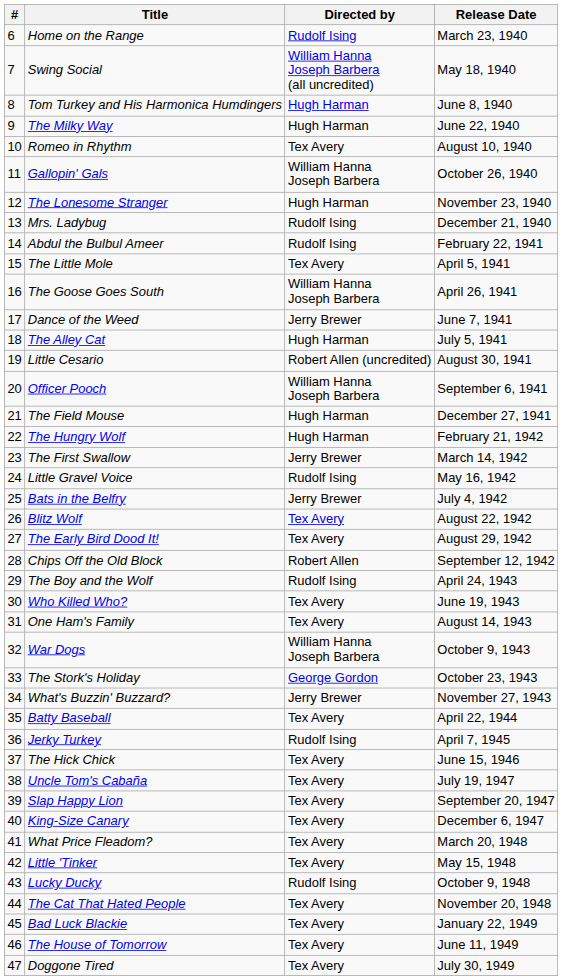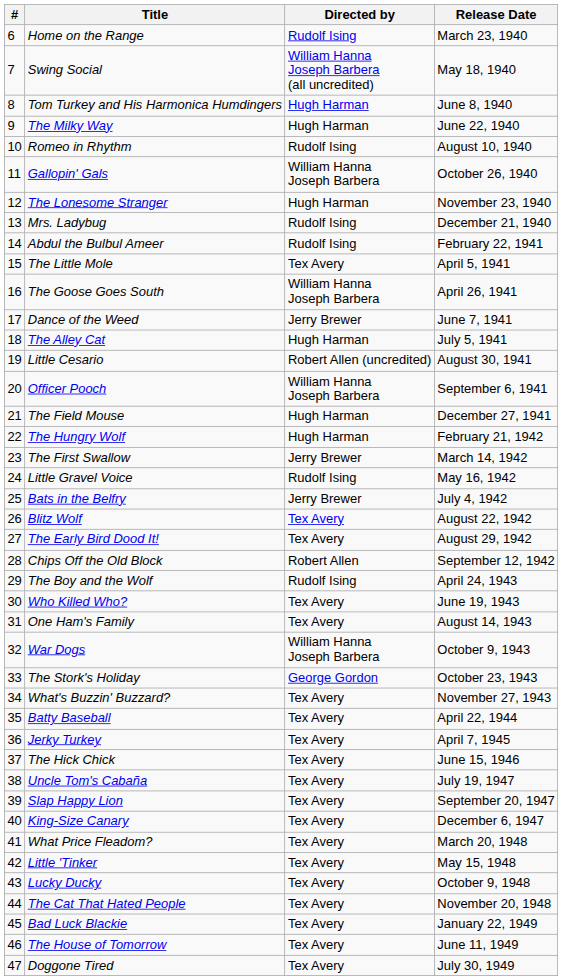(316, 146) Tex Avery -> (322, 146) Rudolf Ising
(325, 698) Jerry Brewer -> (316, 698) Tex Avery
(322, 739) Rudolf Ising -> (316, 739) Tex Avery
(322, 883) Rudolf Ising -> (316, 883) Tex Avery
